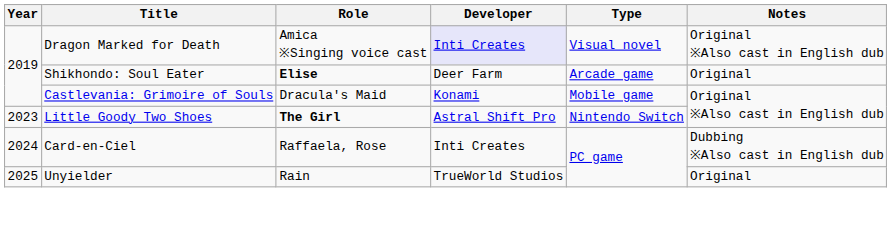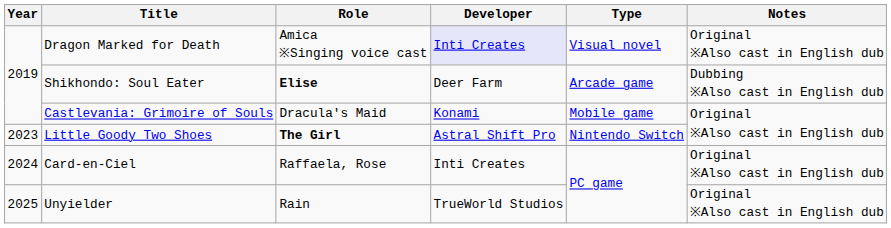(721, 75) Original -> (787, 84) Dubbing ※Also cast in English dub
(787, 147) Dubbing ※Also cast in English dub -> (787, 165) Original ※Also cast in English dub
(721, 177) Original -> (787, 204) Original ※Also cast in English dub
